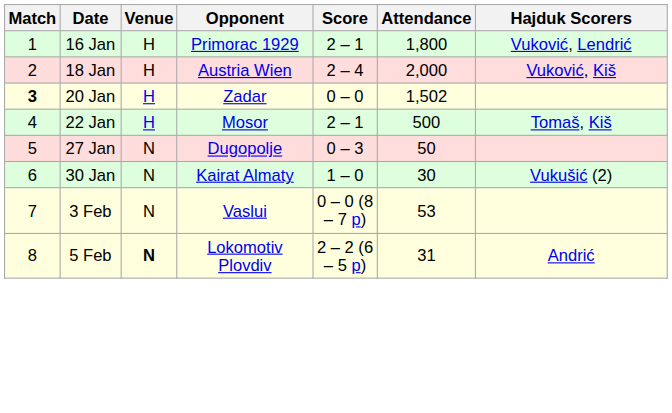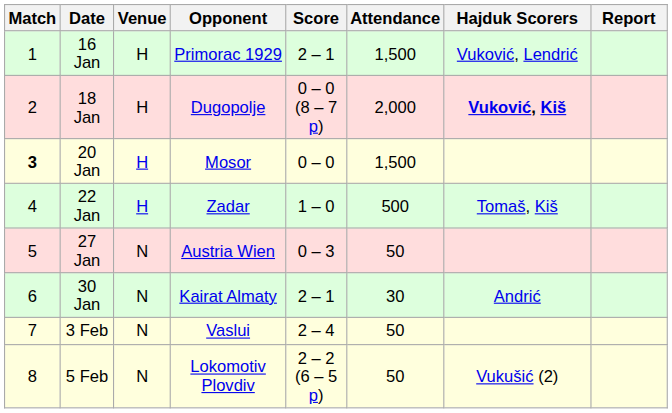+ column: (629, 18)
(426, 44) 1,800 -> (395, 53) 1,500
(245, 70) Austria Wien -> (228, 107) Dugopolje
(345, 70) 2 – 4 -> (316, 107) 0 – 0 (8 – 7 p)
(571, 70) normal -> (517, 107) bold
(245, 97) Zadar -> (228, 161) Mosor
(426, 97) 1,502 -> (395, 161) 1,500
(245, 123) Mosor -> (228, 206) Zadar
(345, 123) 2 – 1 -> (316, 206) 1 – 0
(245, 149) Dugopolje -> (228, 251) Austria Wien
(345, 175) 1 – 0 -> (316, 296) 2 – 1
(571, 175) Vukušić (2) -> (517, 296) Andrić
(345, 211) 0 – 0 (8 – 7 p) -> (316, 331) 2 – 4
(426, 211) 53 -> (395, 331) 50
(149, 255) bold -> (142, 376) normal
(426, 255) 31 -> (395, 376) 50
(571, 255) Andrić -> (517, 376) Vukušić (2)
